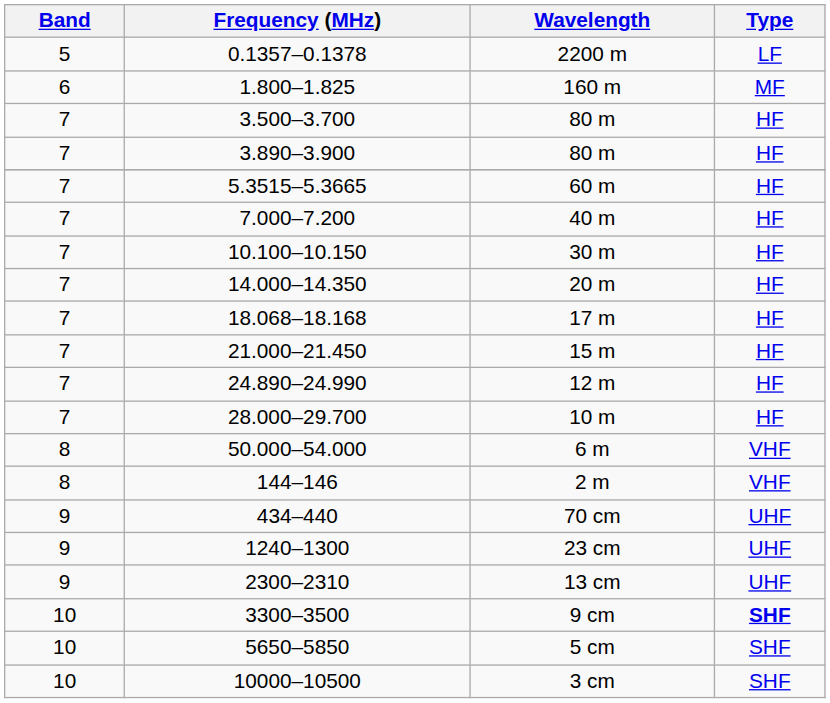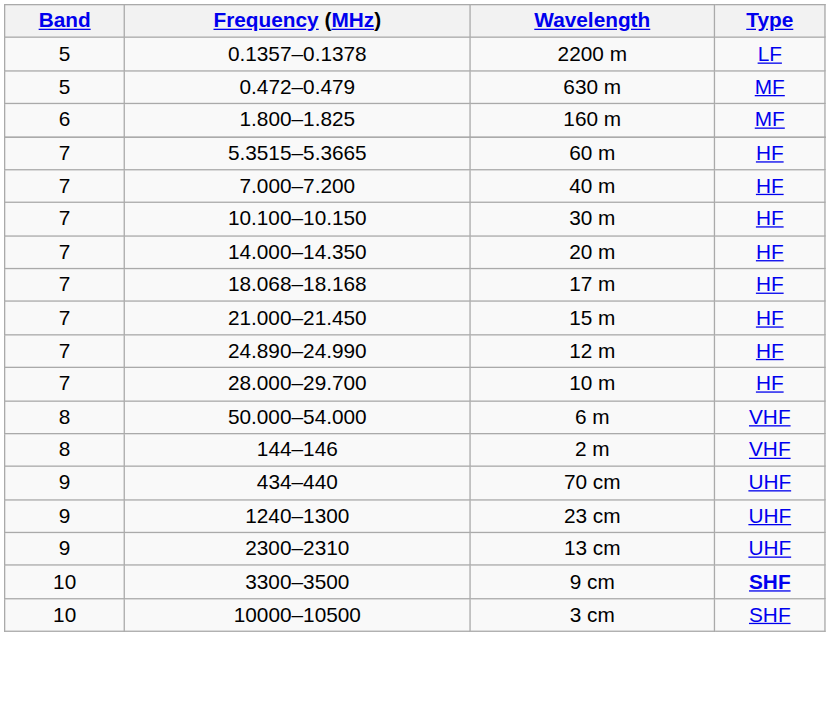+ row: (297, 86)
- row: (297, 119)
- row: (297, 152)
- row: (297, 647)
